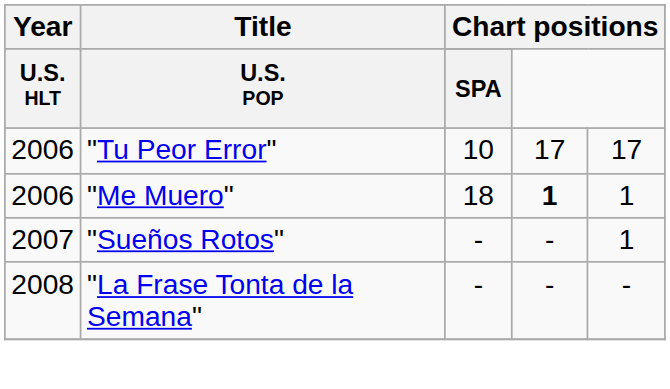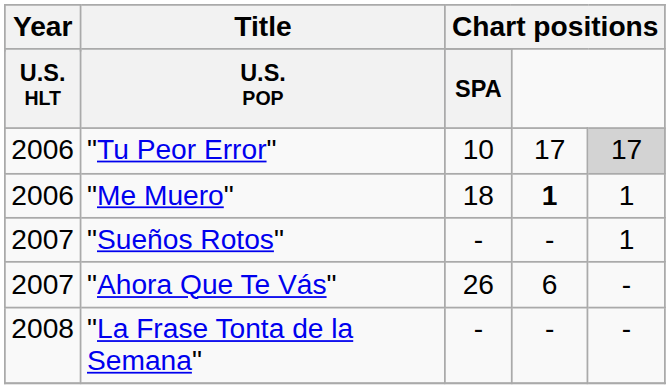(627, 150) no background -> (627, 150) lightgrey background
+ row: (212, 284)
